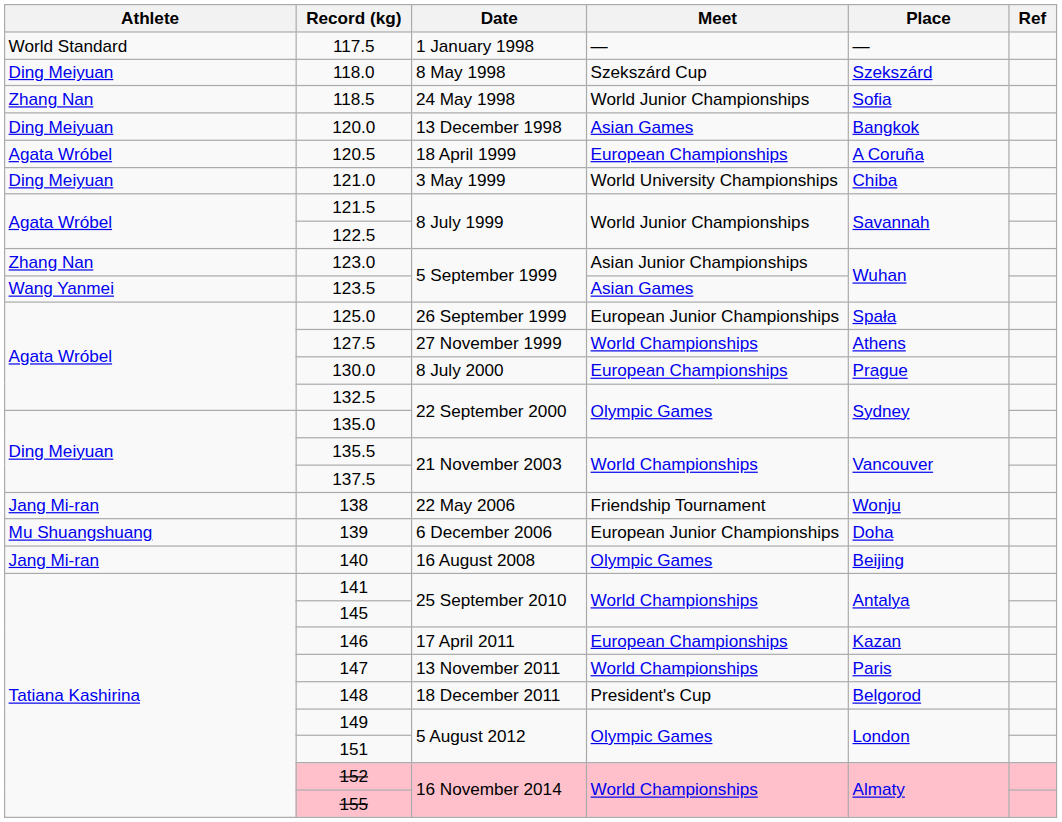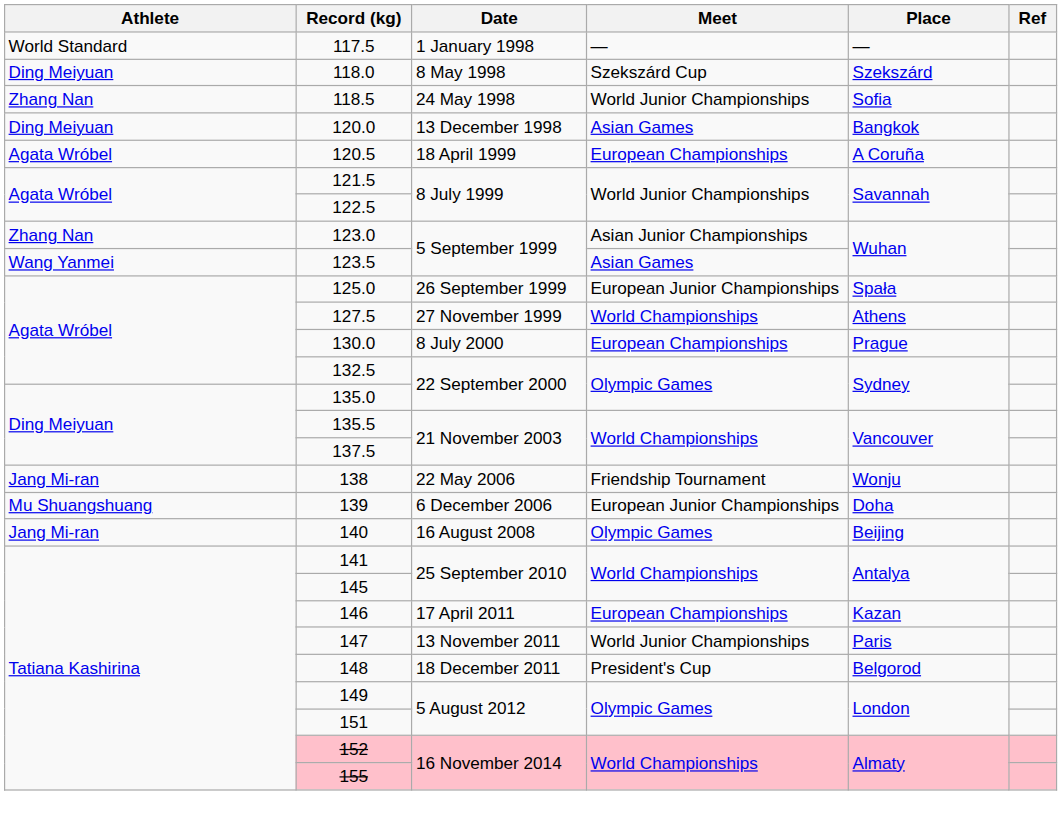- row: (354, 181)
(674, 668) World Championships -> (700, 641) World Junior Championships
